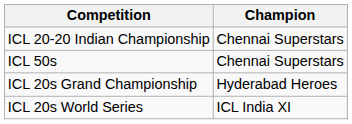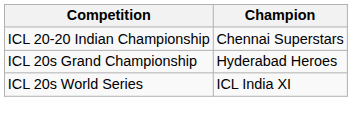- row: (32, 61)
